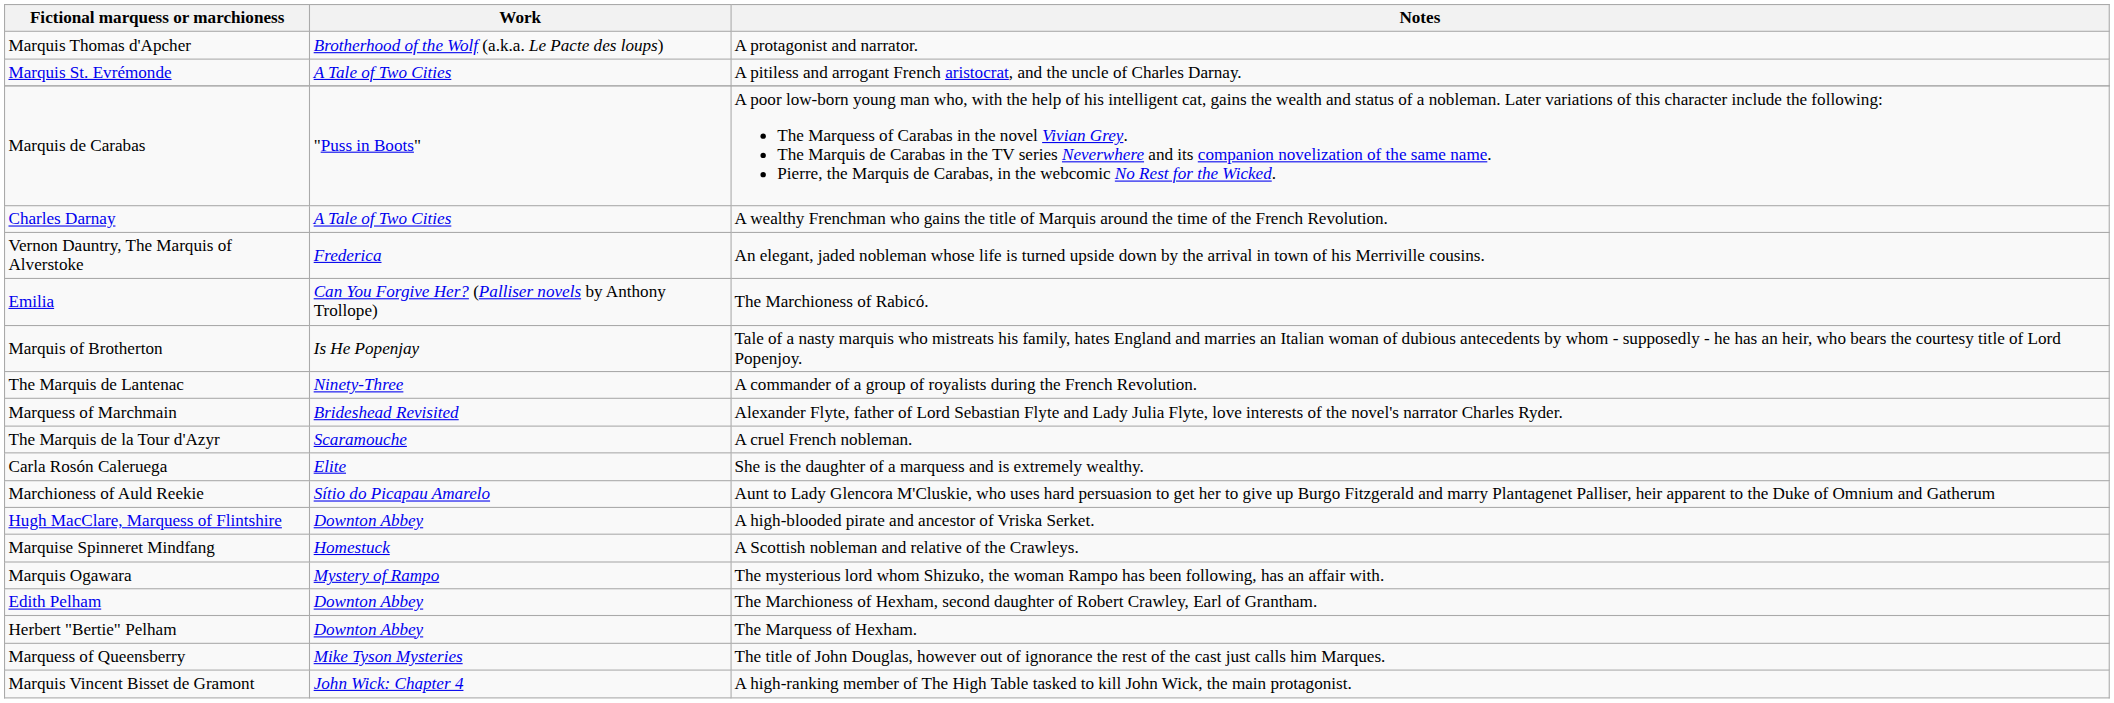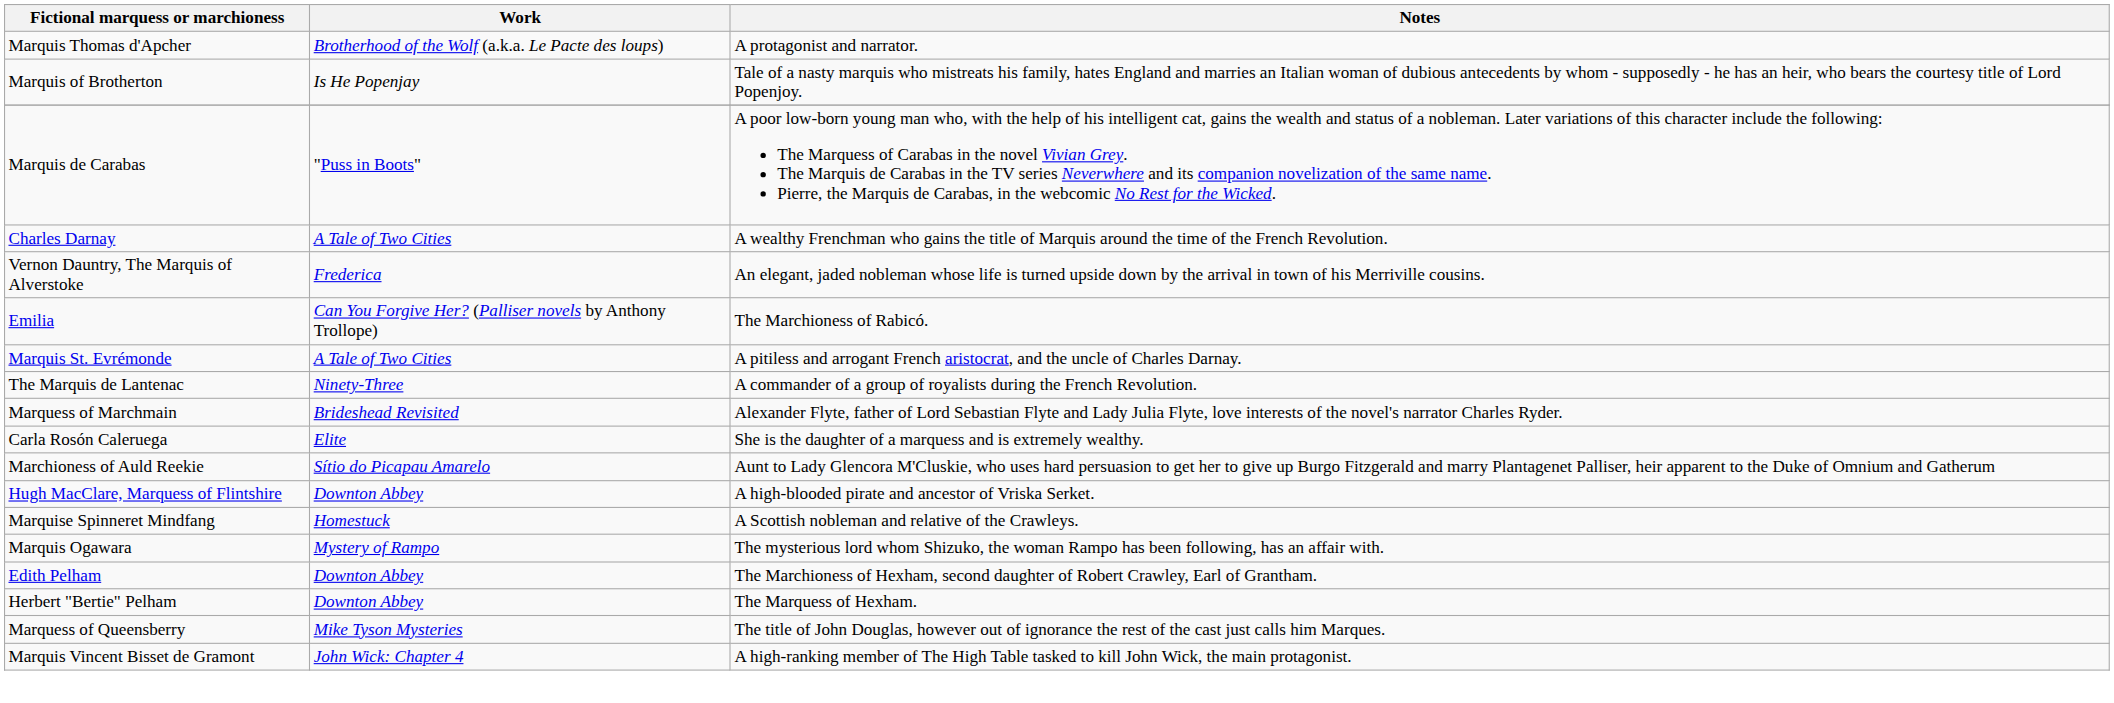rows swapped: (86, 348) <-> (90, 72)
- row: (114, 439)
